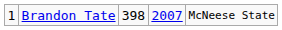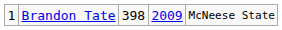(167, 15) 2007 -> (167, 15) 2009
